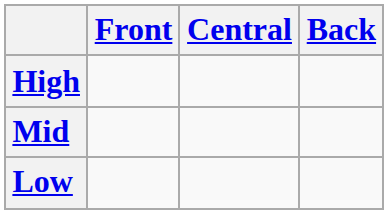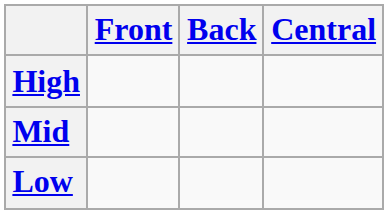columns swapped: (240, 29) <-> (341, 29)
